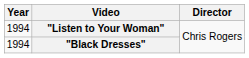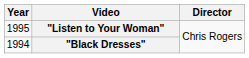(18, 28) 1994 -> (18, 28) 1995
